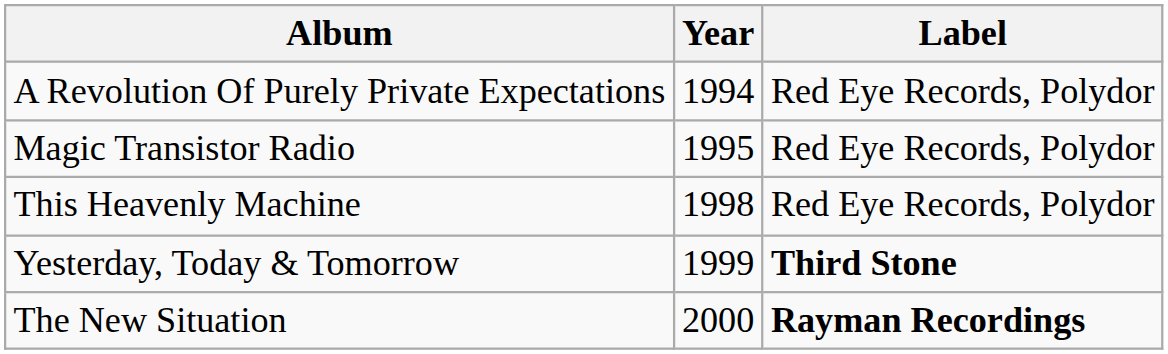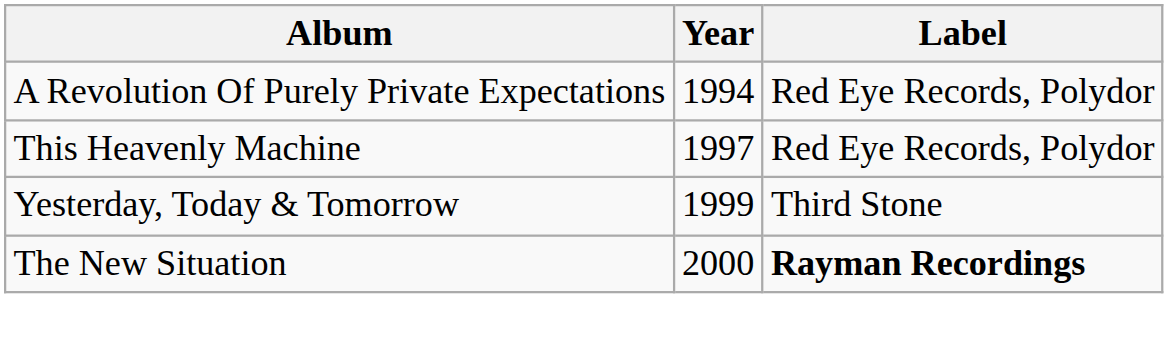- row: (184, 147)
(718, 205) 1998 -> (718, 147) 1997
(864, 262) bold -> (857, 205) normal
